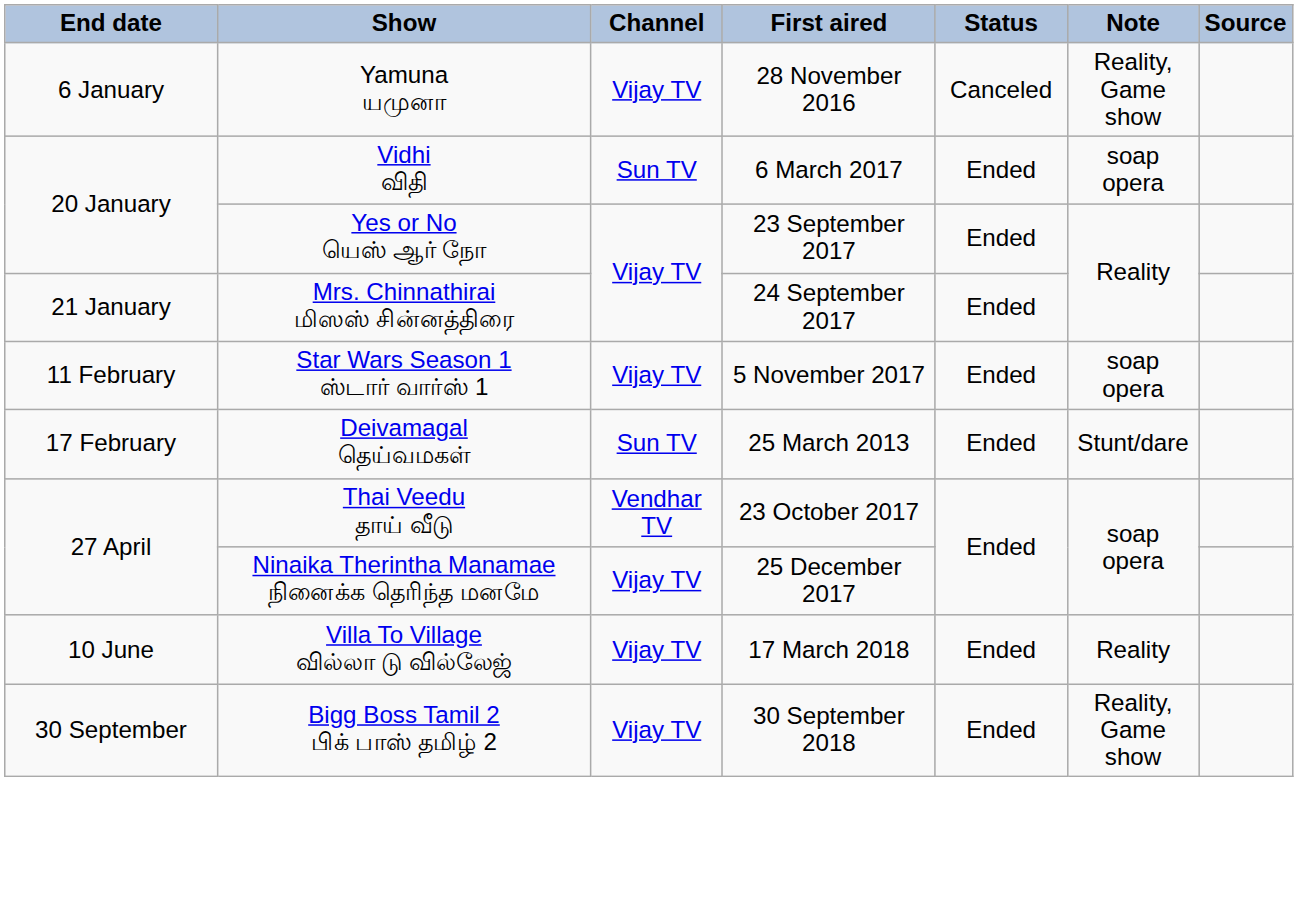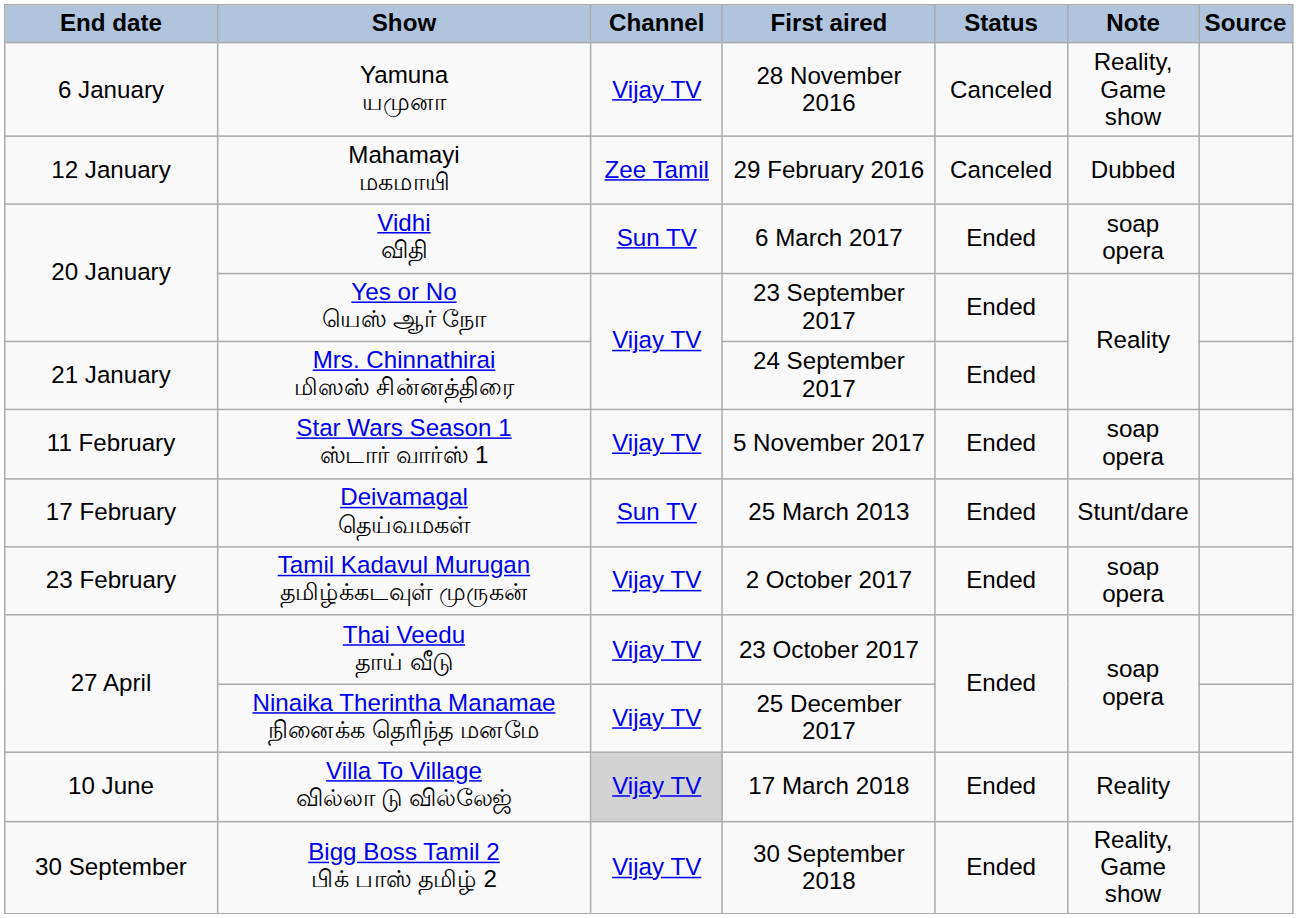+ row: (404, 168)
+ row: (404, 579)
(657, 512) Vendhar TV -> (657, 649) Vijay TV
(657, 649) no background -> (657, 786) lightgrey background
